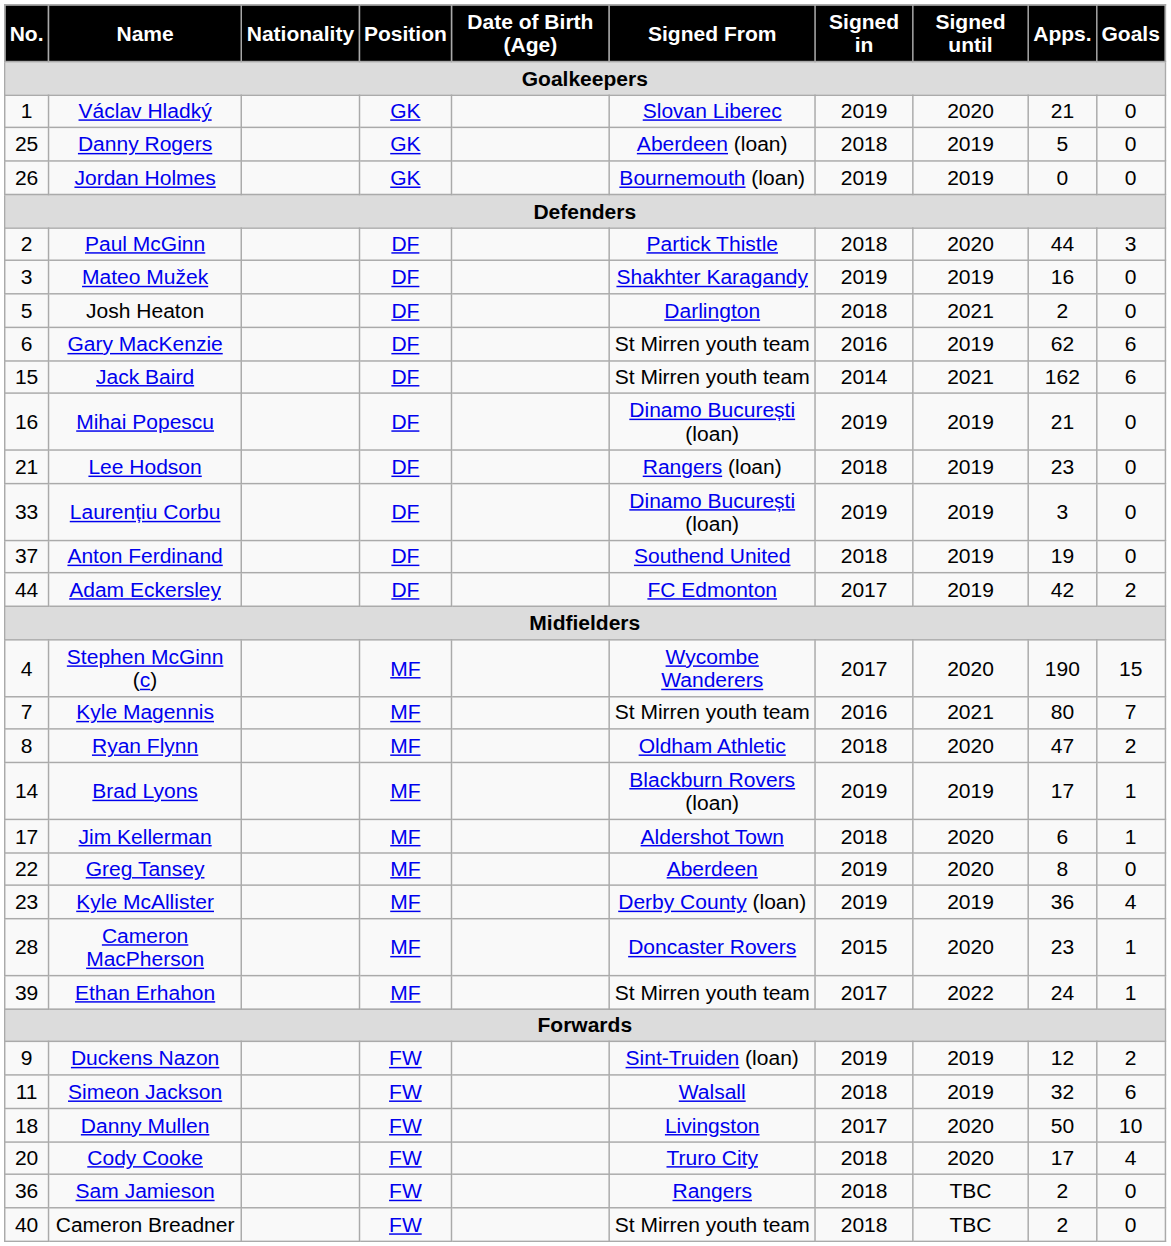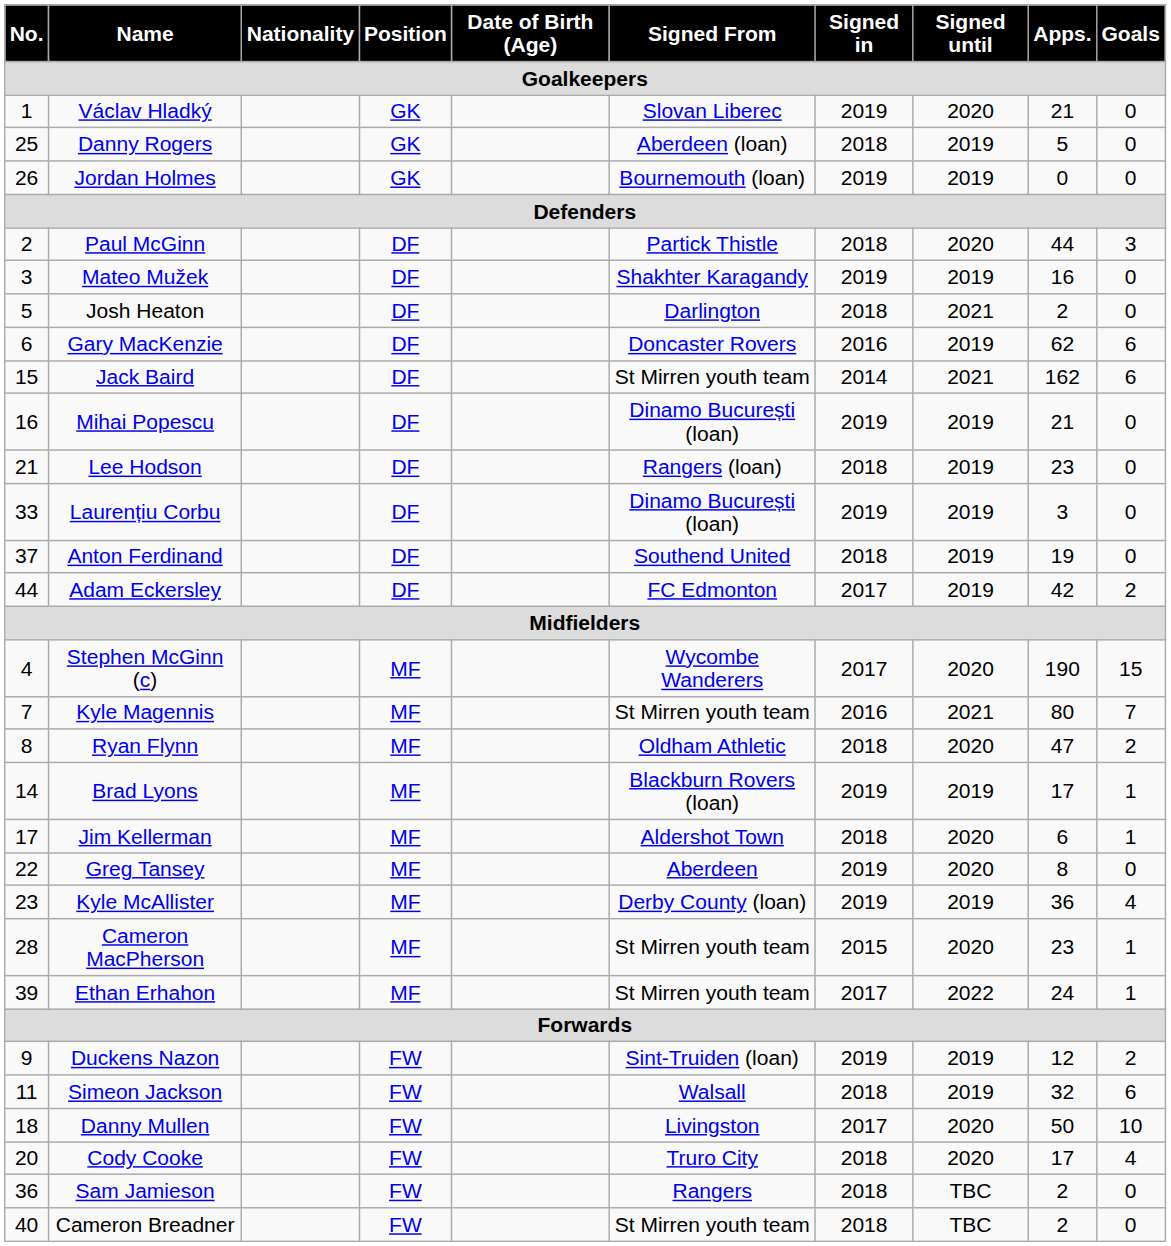(712, 344) St Mirren youth team -> (712, 344) Doncaster Rovers
(712, 947) Doncaster Rovers -> (712, 947) St Mirren youth team
